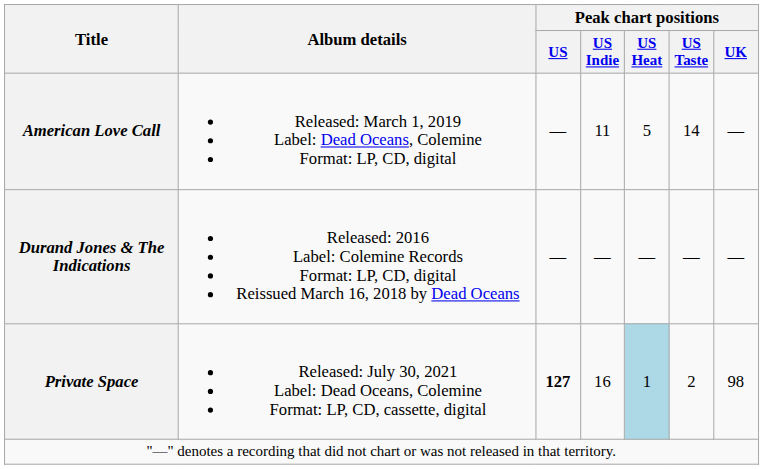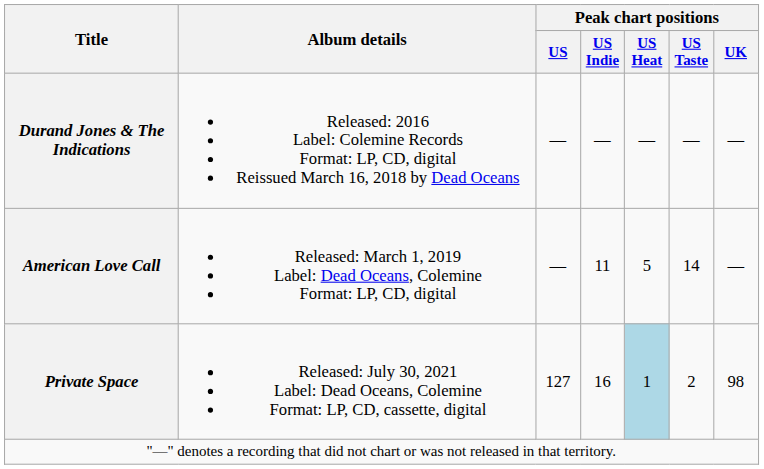rows swapped: (92, 256) <-> (92, 131)
(558, 381) bold -> (558, 381) normal
